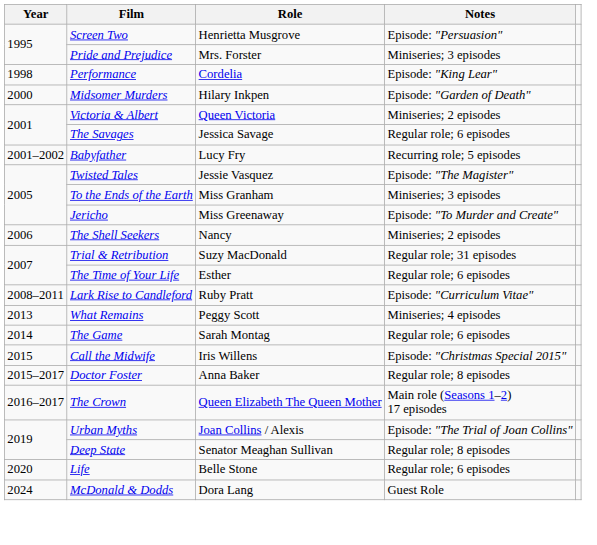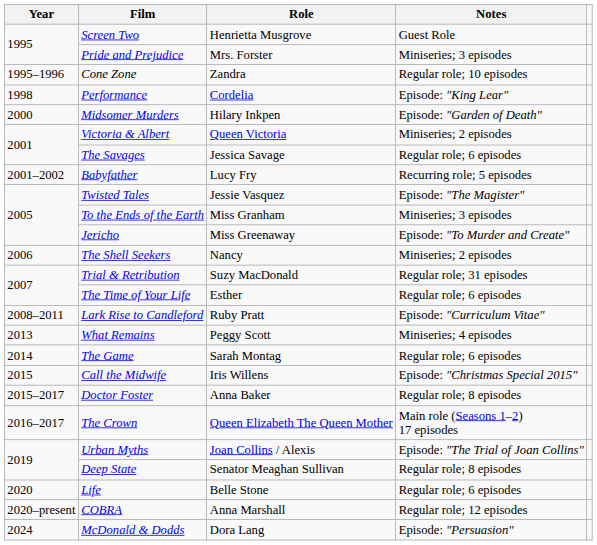(445, 34) Episode: "Persuasion" -> (427, 34) Guest Role
+ row: (109, 74)
+ row: (102, 509)
(416, 489) Guest Role -> (456, 529) Episode: "Persuasion"
